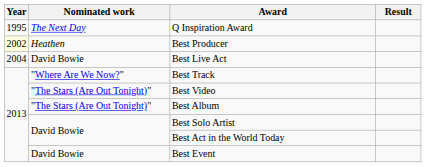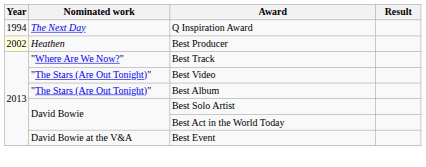(17, 28) 1995 -> (17, 28) 1994
- row: (199, 59)
(57, 153) David Bowie -> (82, 138) David Bowie at the V&A
